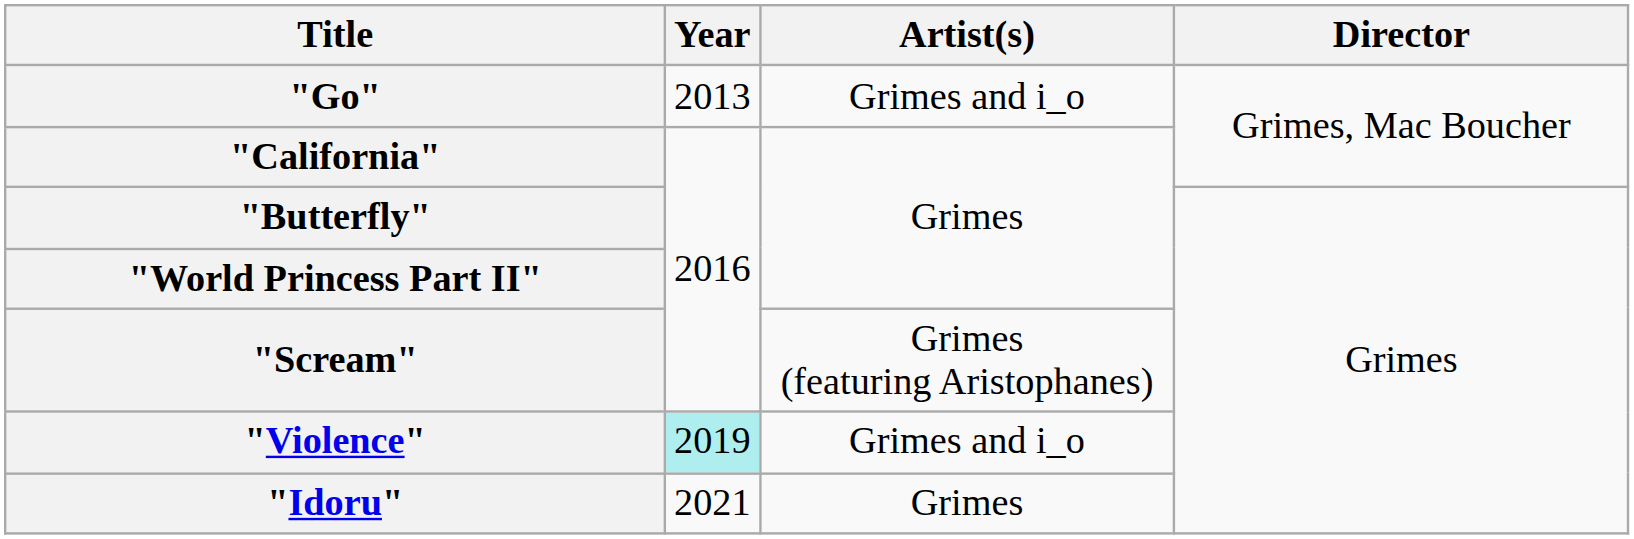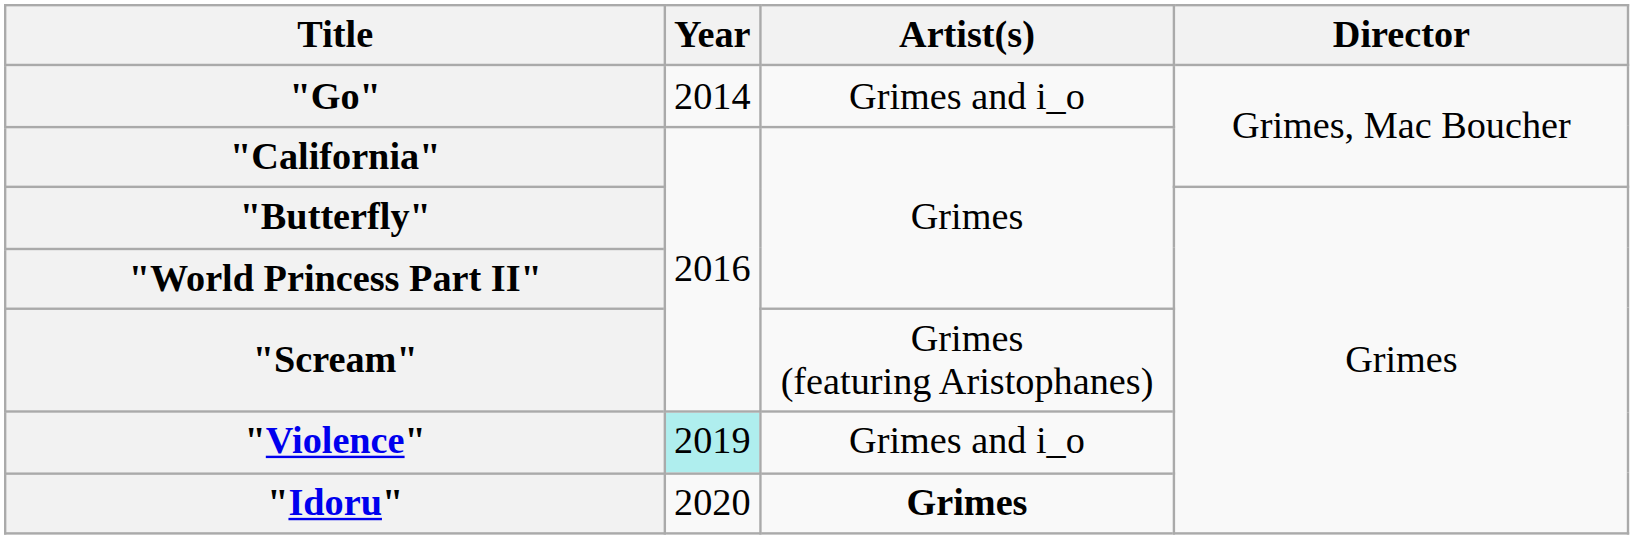(712, 95) 2013 -> (712, 95) 2014
(712, 502) 2021 -> (712, 502) 2020
(967, 502) normal -> (967, 502) bold
